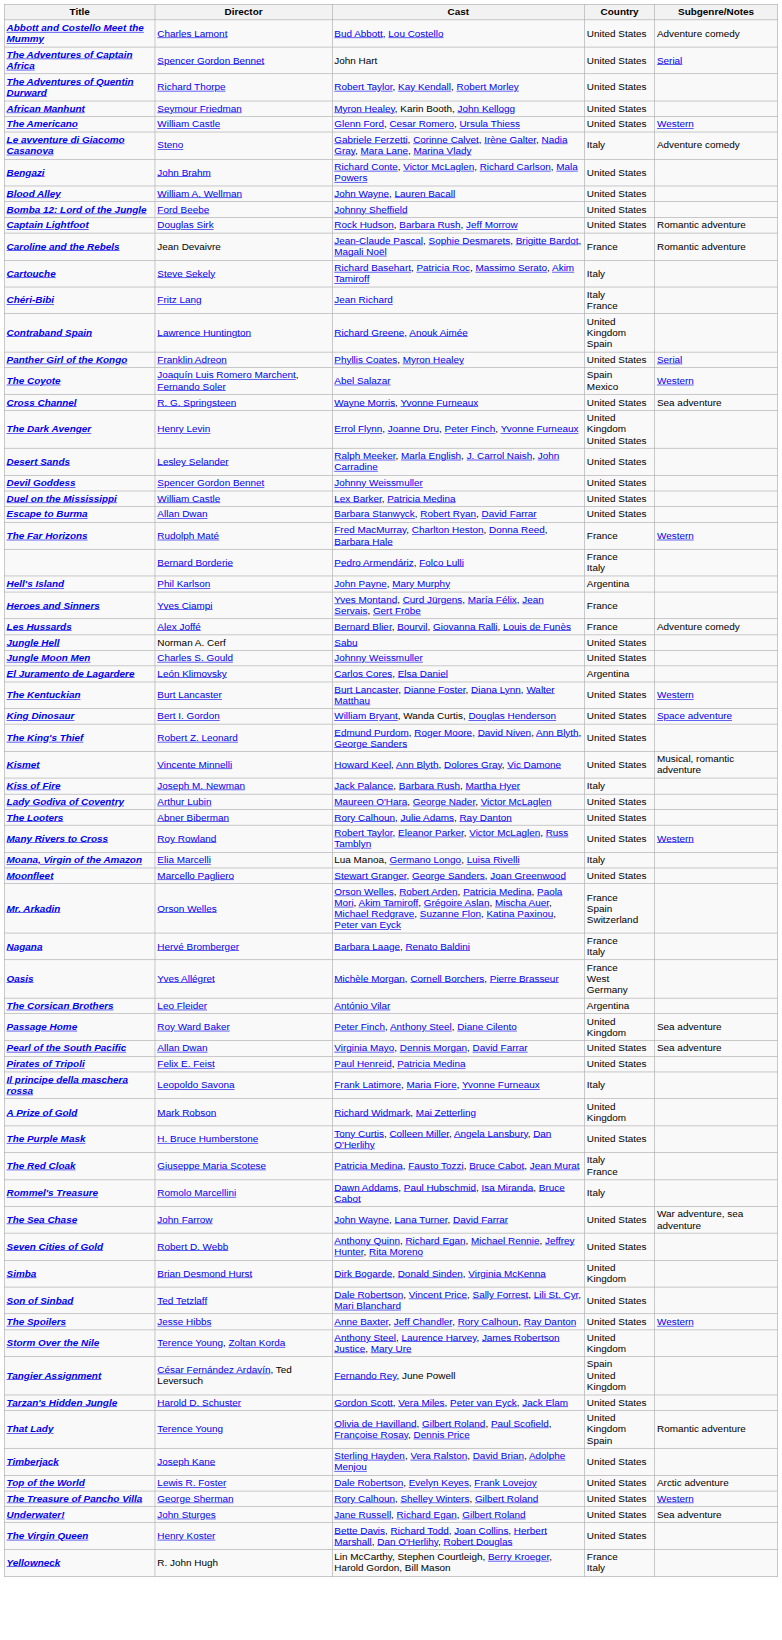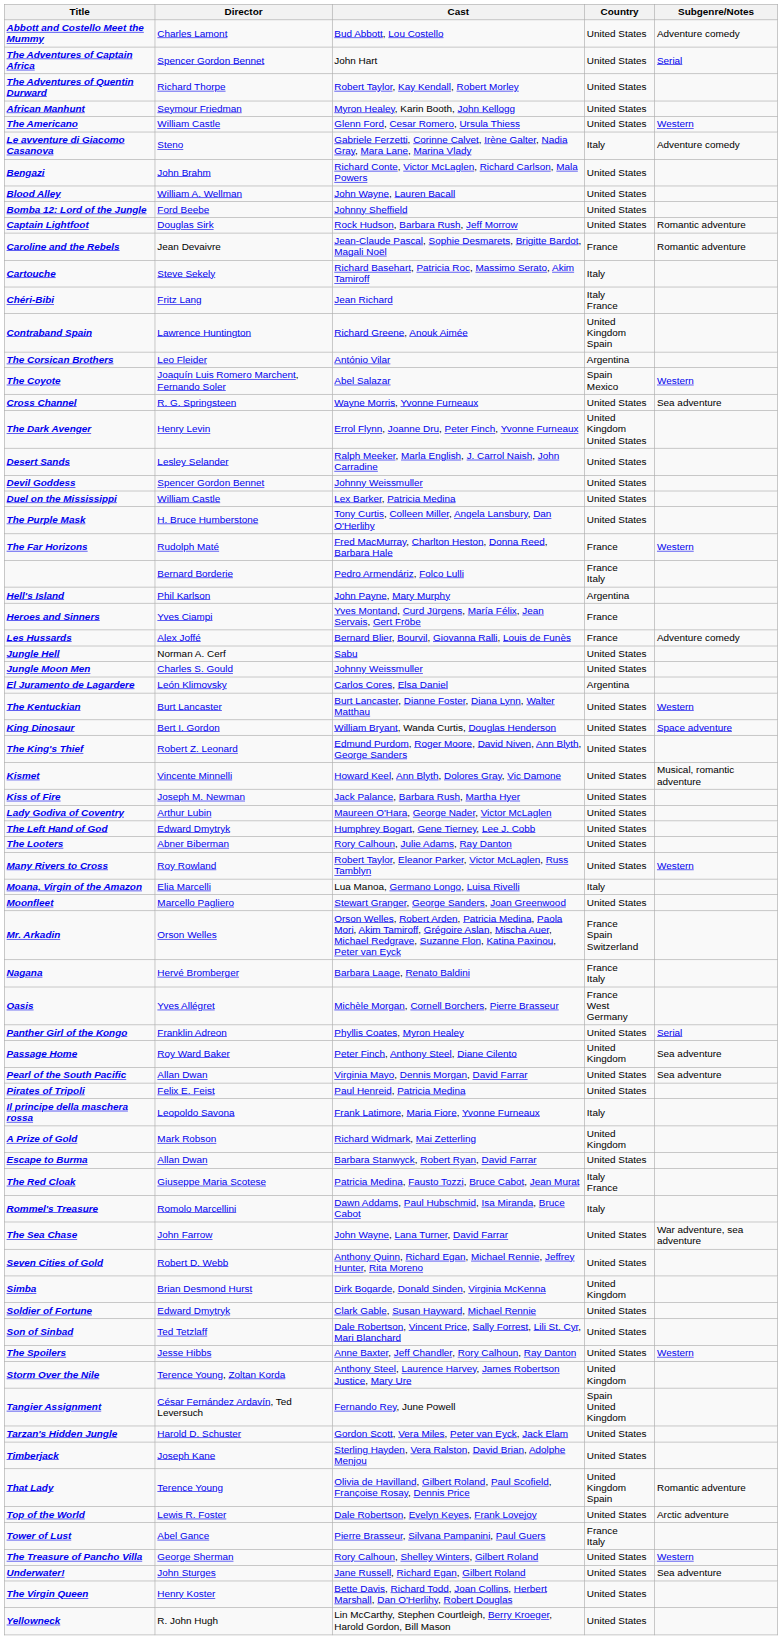rows swapped: (60, 1005) <-> (67, 359)
rows swapped: (47, 514) <-> (46, 1139)
(596, 786) Italy -> (617, 797) United States
+ row: (57, 828)
+ row: (49, 1310)
rows swapped: (30, 1429) <-> (33, 1462)
+ row: (39, 1536)
(602, 1563) France Italy -> (617, 1621) United States
